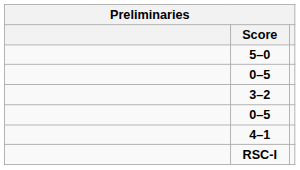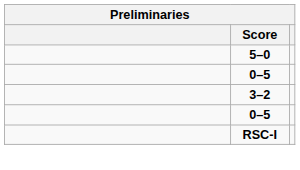- row: (117, 135)
